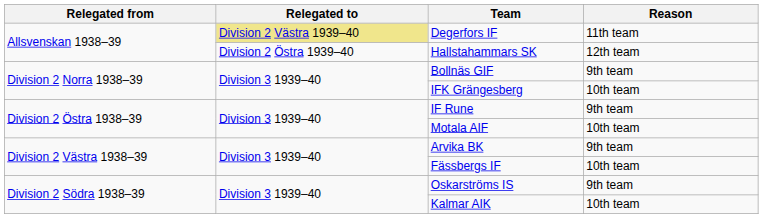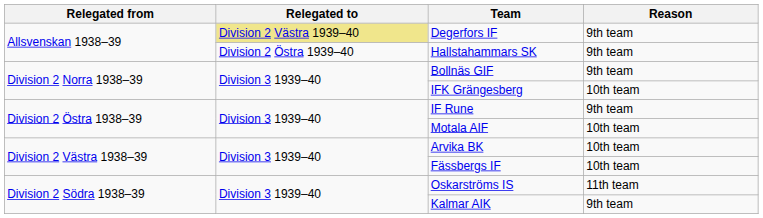(612, 33) 11th team -> (610, 33) 9th team
(613, 52) 12th team -> (610, 52) 9th team
(610, 147) 9th team -> (613, 147) 10th team
(610, 185) 9th team -> (612, 185) 11th team
(613, 204) 10th team -> (610, 204) 9th team
